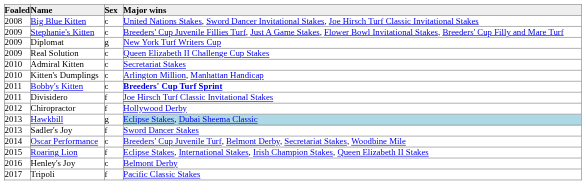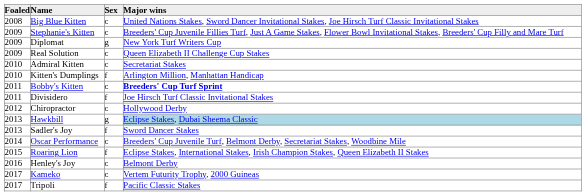(106, 75) c -> (106, 75) f
(106, 108) f -> (106, 108) c
+ row: (45, 174)
